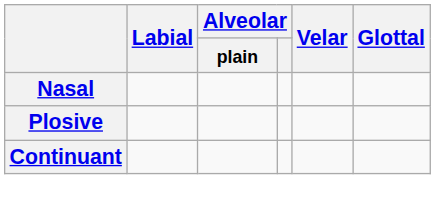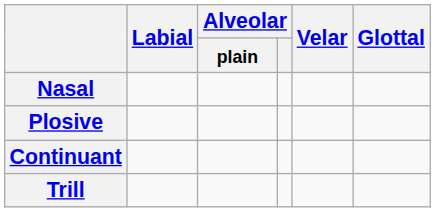+ row: (66, 190)
